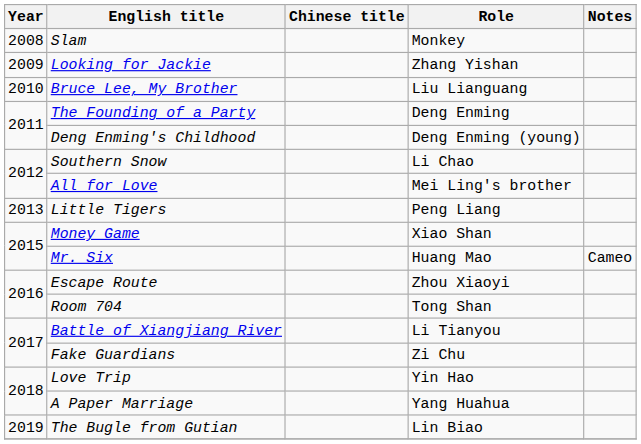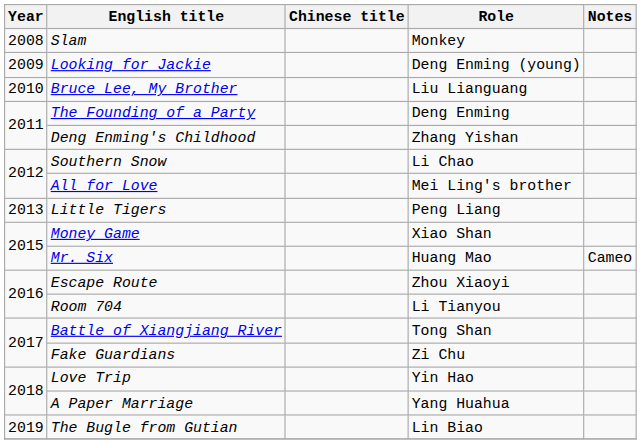(465, 65) Zhang Yishan -> (496, 65) Deng Enming (young)
(496, 137) Deng Enming (young) -> (465, 137) Zhang Yishan
(452, 306) Tong Shan -> (456, 306) Li Tianyou
(456, 331) Li Tianyou -> (452, 331) Tong Shan
